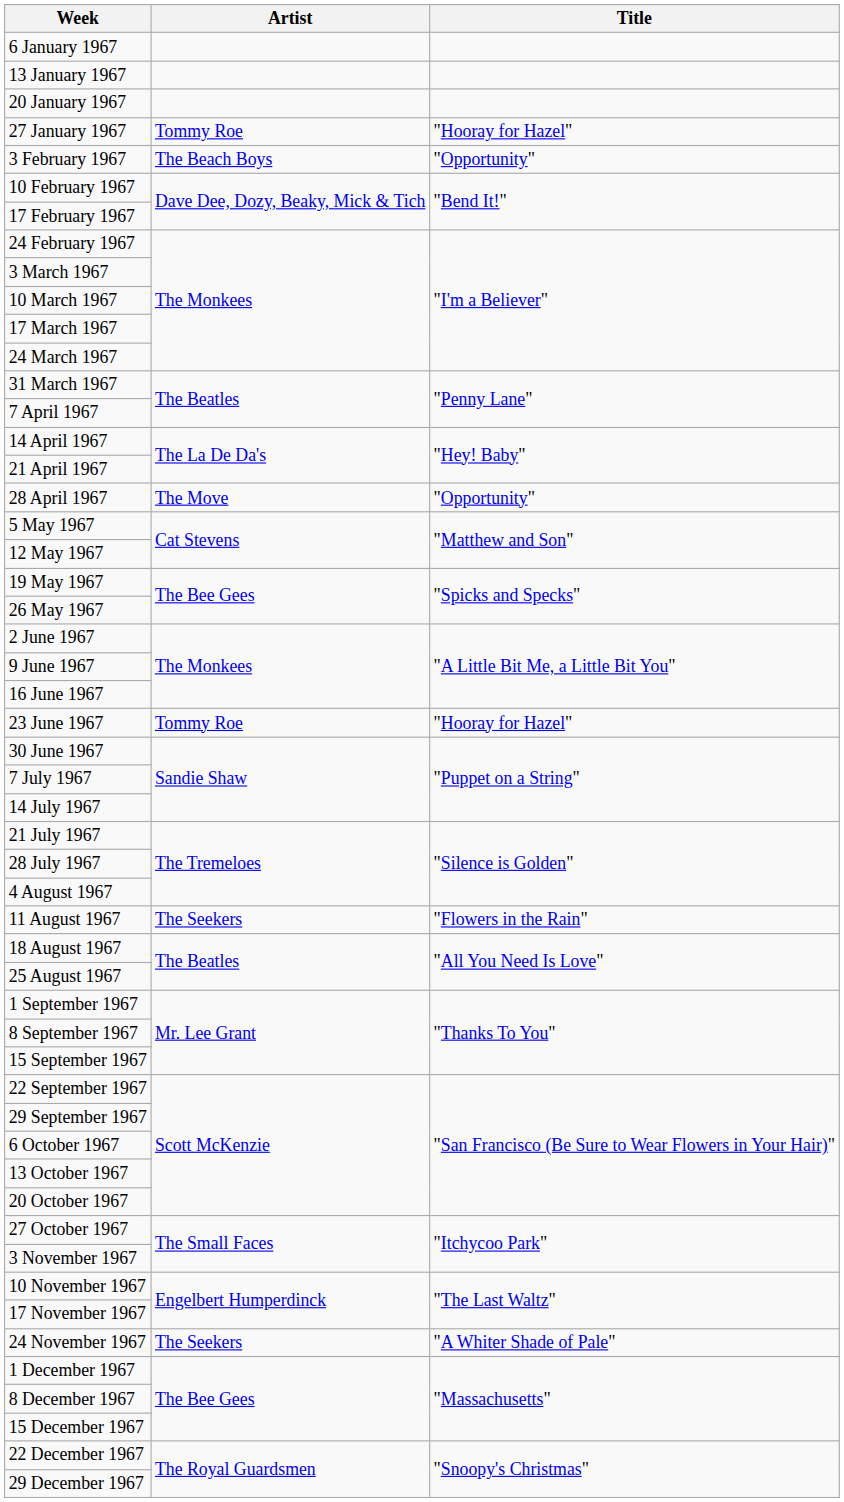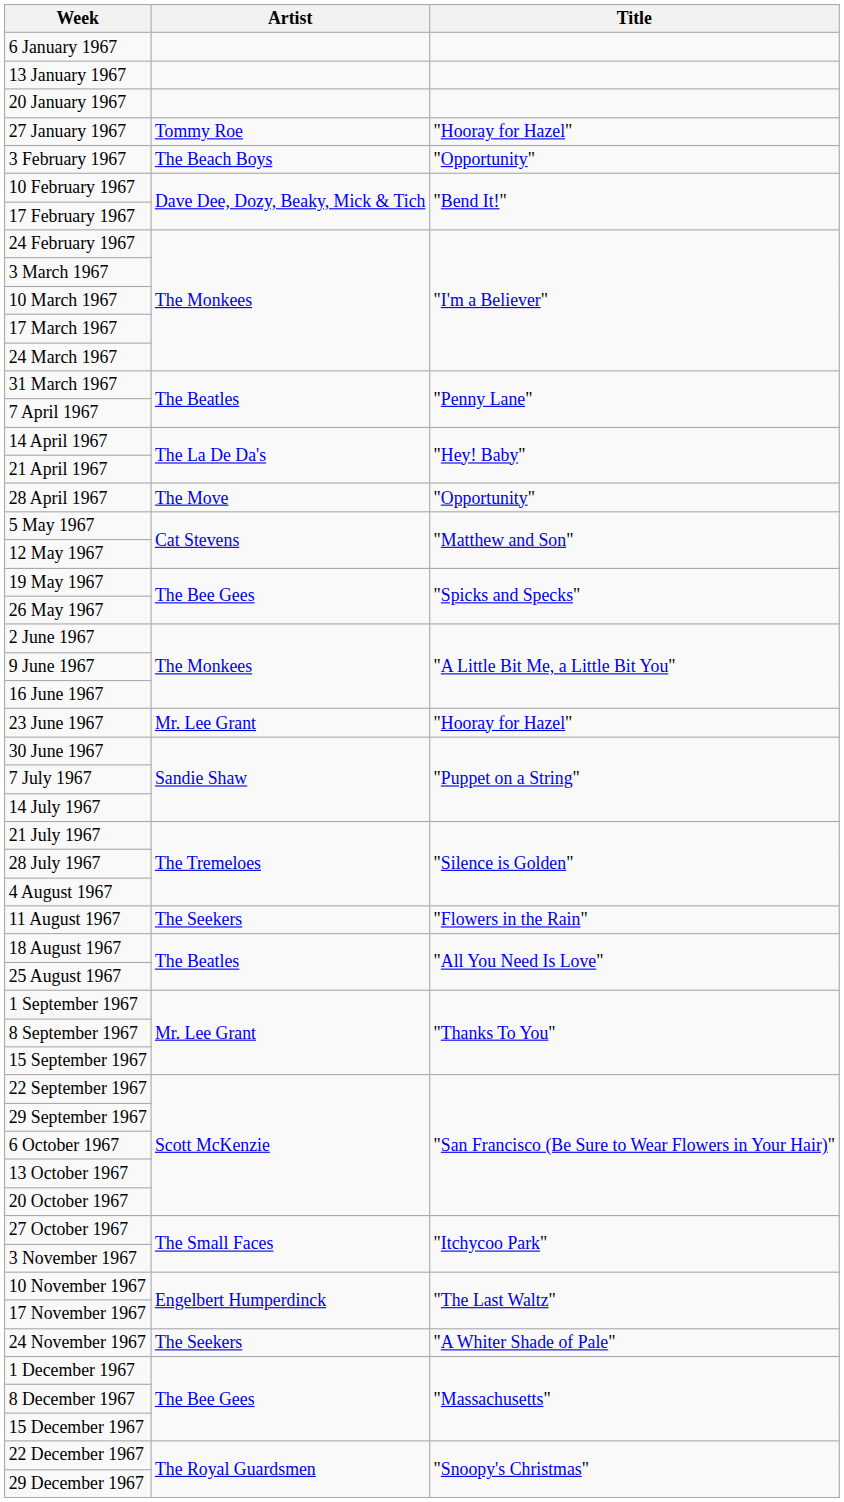(199, 722) Tommy Roe -> (205, 722) Mr. Lee Grant
